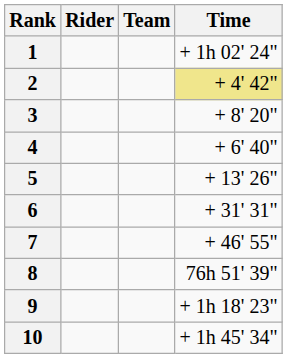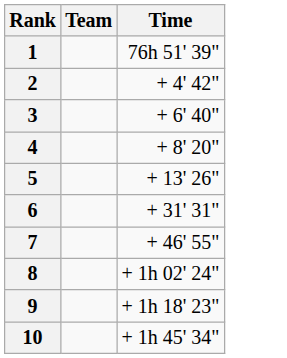- column: (90, 20)
(229, 52) + 1h 02' 24" -> (174, 52) 76h 51' 39"
(246, 83) khaki background -> (188, 83) no background
(246, 115) + 8' 20" -> (188, 115) + 6' 40"
(246, 147) + 6' 40" -> (188, 147) + 8' 20"
(232, 274) 76h 51' 39" -> (170, 274) + 1h 02' 24"
